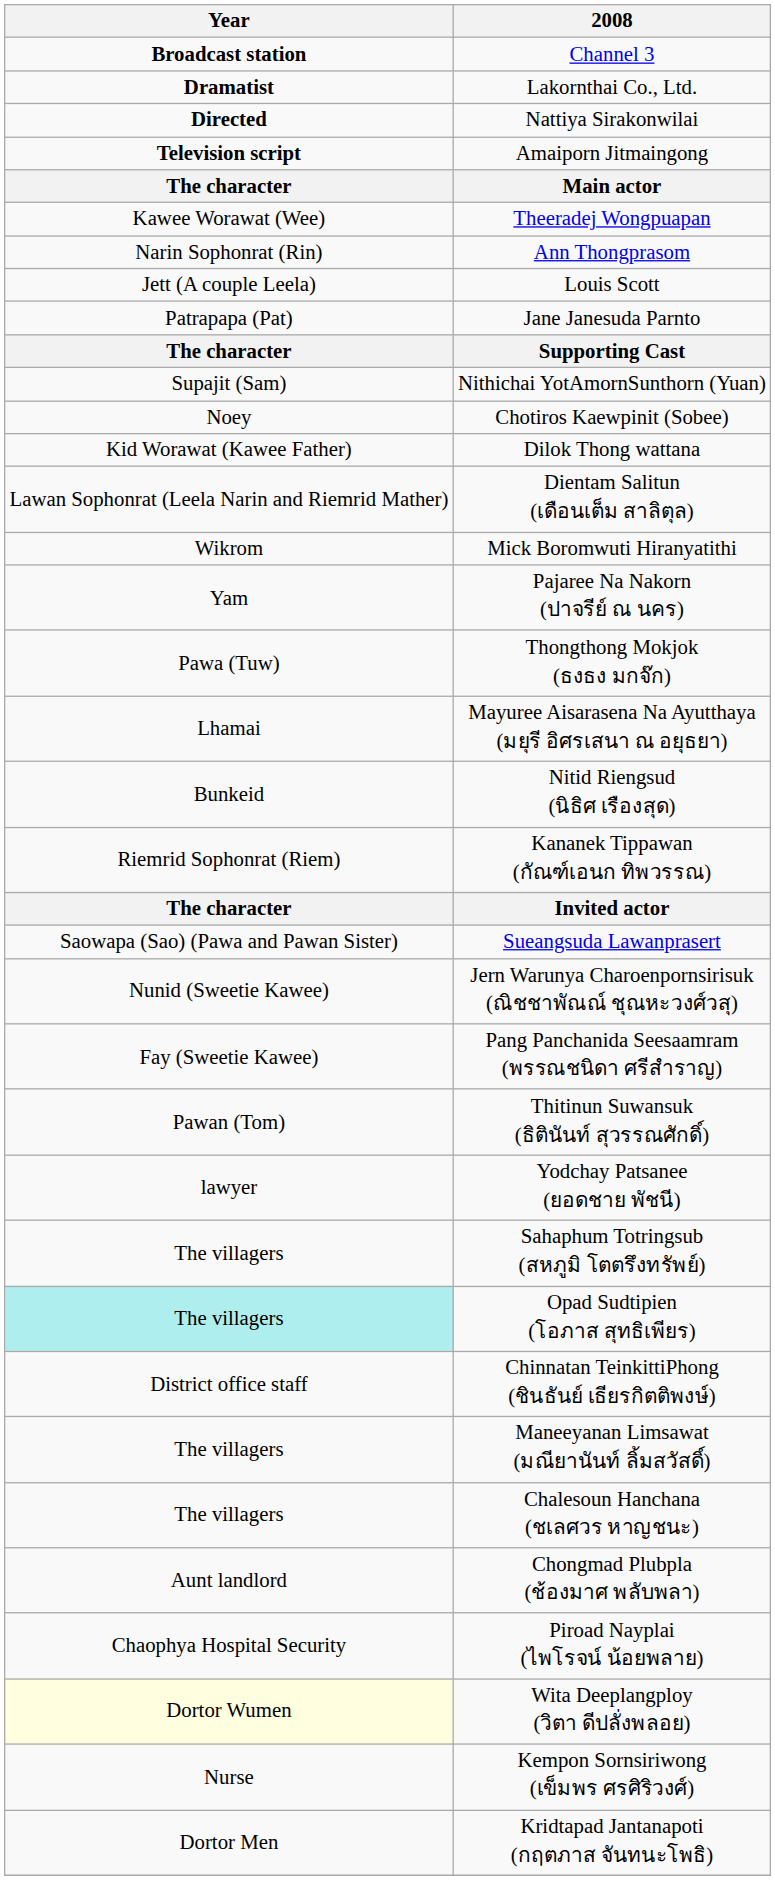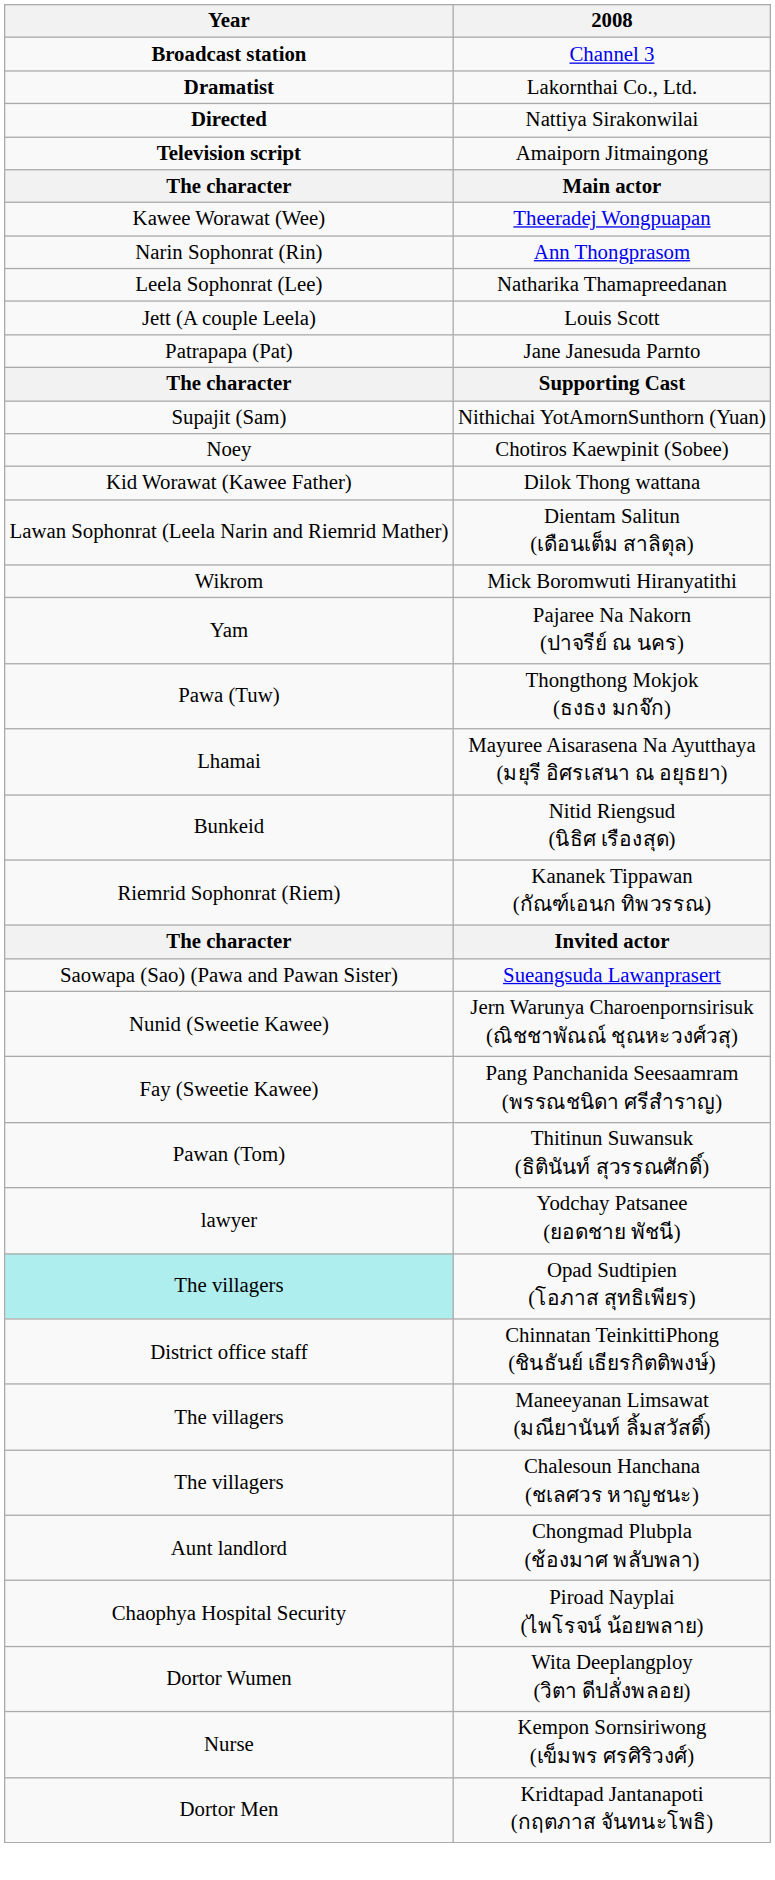+ row: (612, 284)
- row: (612, 1250)
(229, 1711) lightyellow background -> (229, 1678) no background
